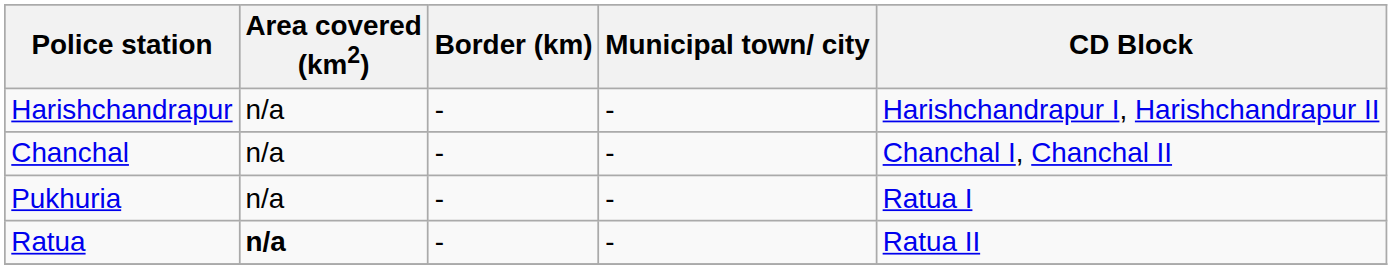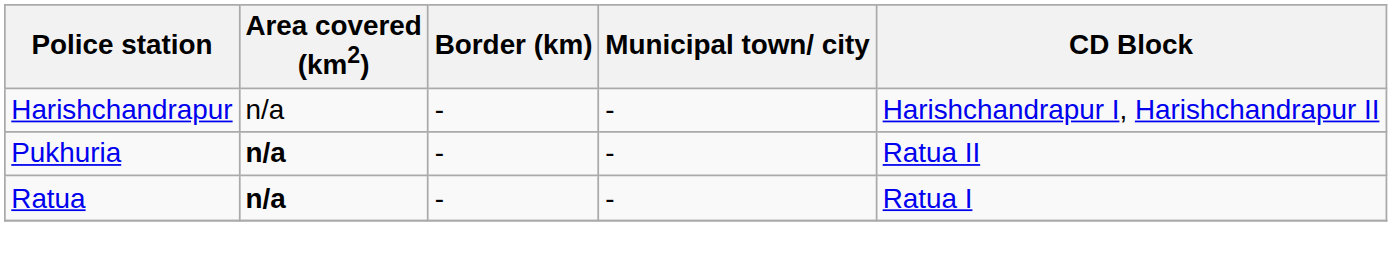- row: (70, 153)
(265, 197) normal -> (266, 153) bold
(928, 197) Ratua I -> (931, 153) Ratua II
(931, 242) Ratua II -> (928, 197) Ratua I
